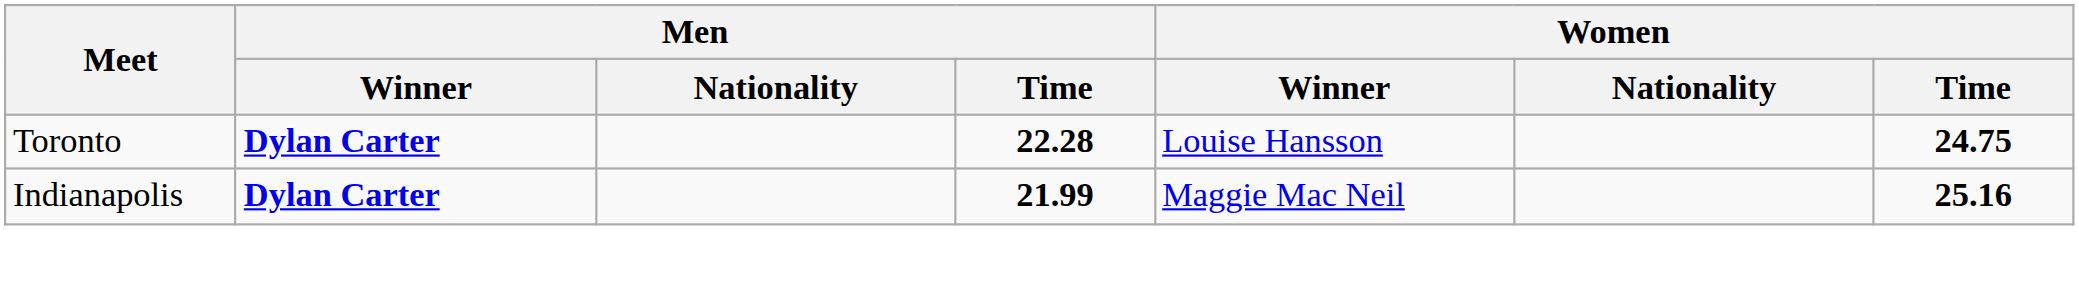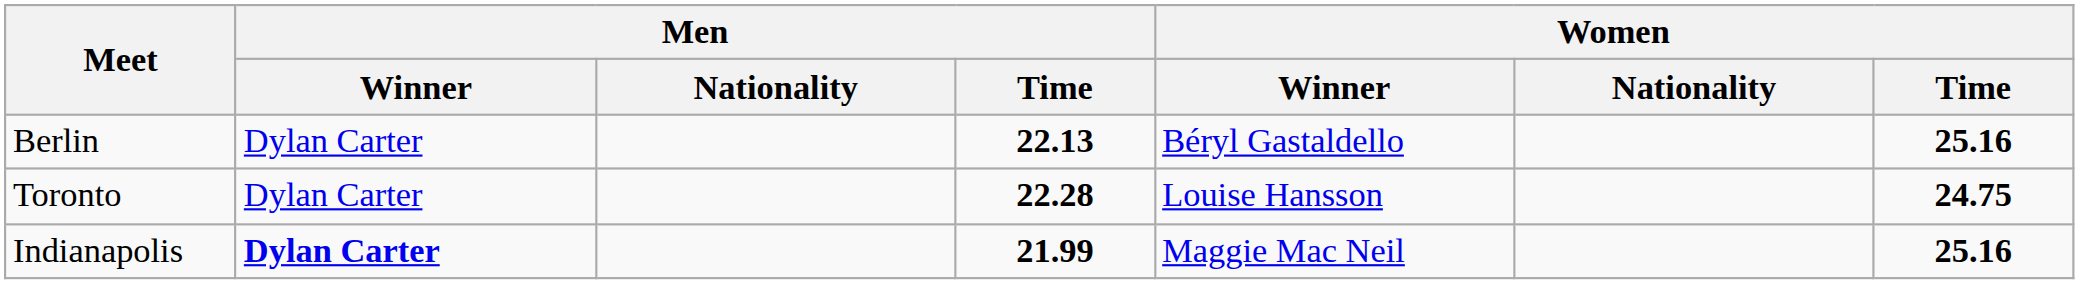+ row: (56, 140)
(342, 140) bold -> (333, 195) normal
